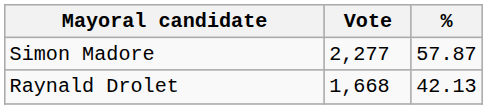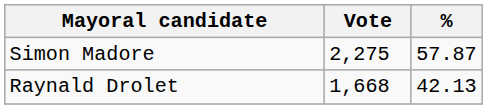(359, 54) 2,277 -> (359, 54) 2,275
